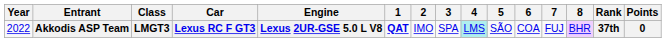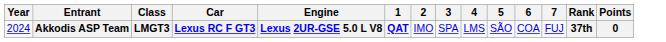- column: (580, 12)
(19, 29) 2022 -> (19, 29) 2024
(474, 29) paleturquoise background -> (474, 29) no background
